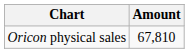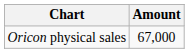(156, 37) 67,810 -> (156, 37) 67,000
